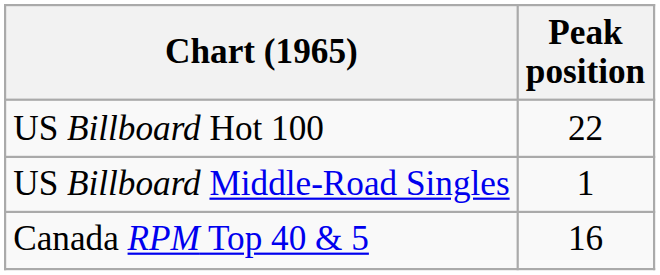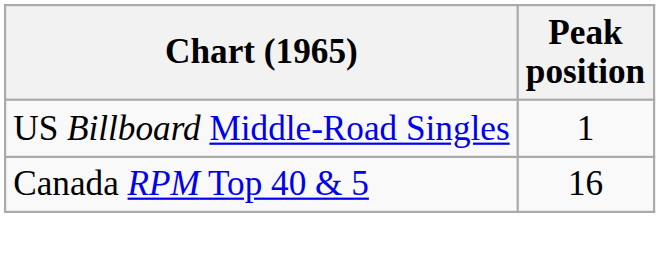- row: (169, 127)
